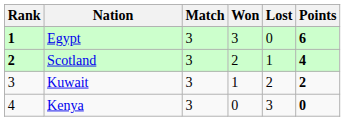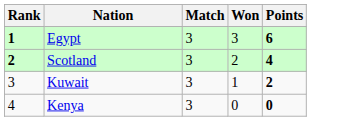- column: (279, 15)
